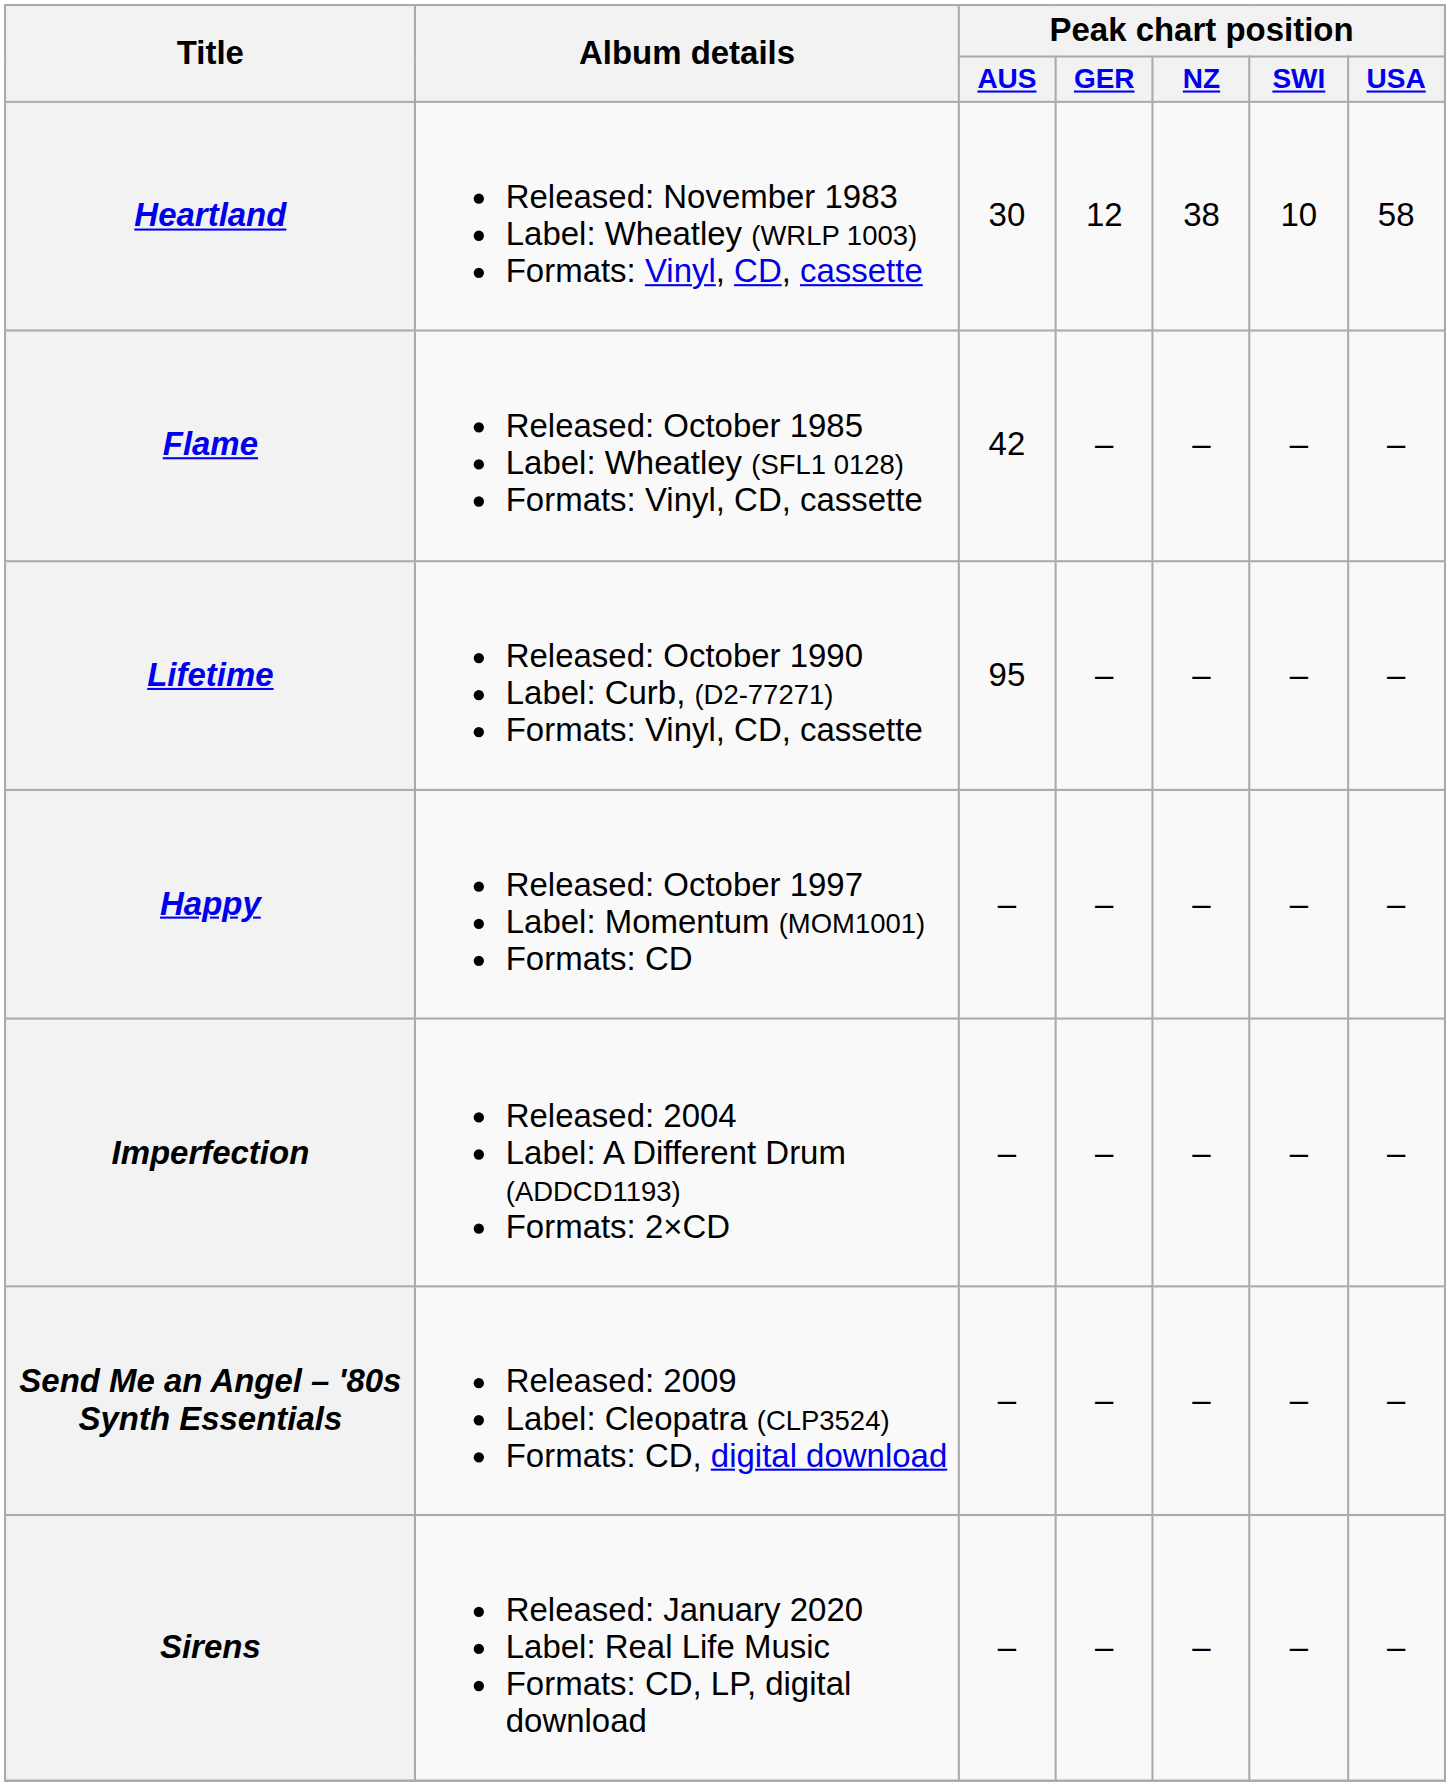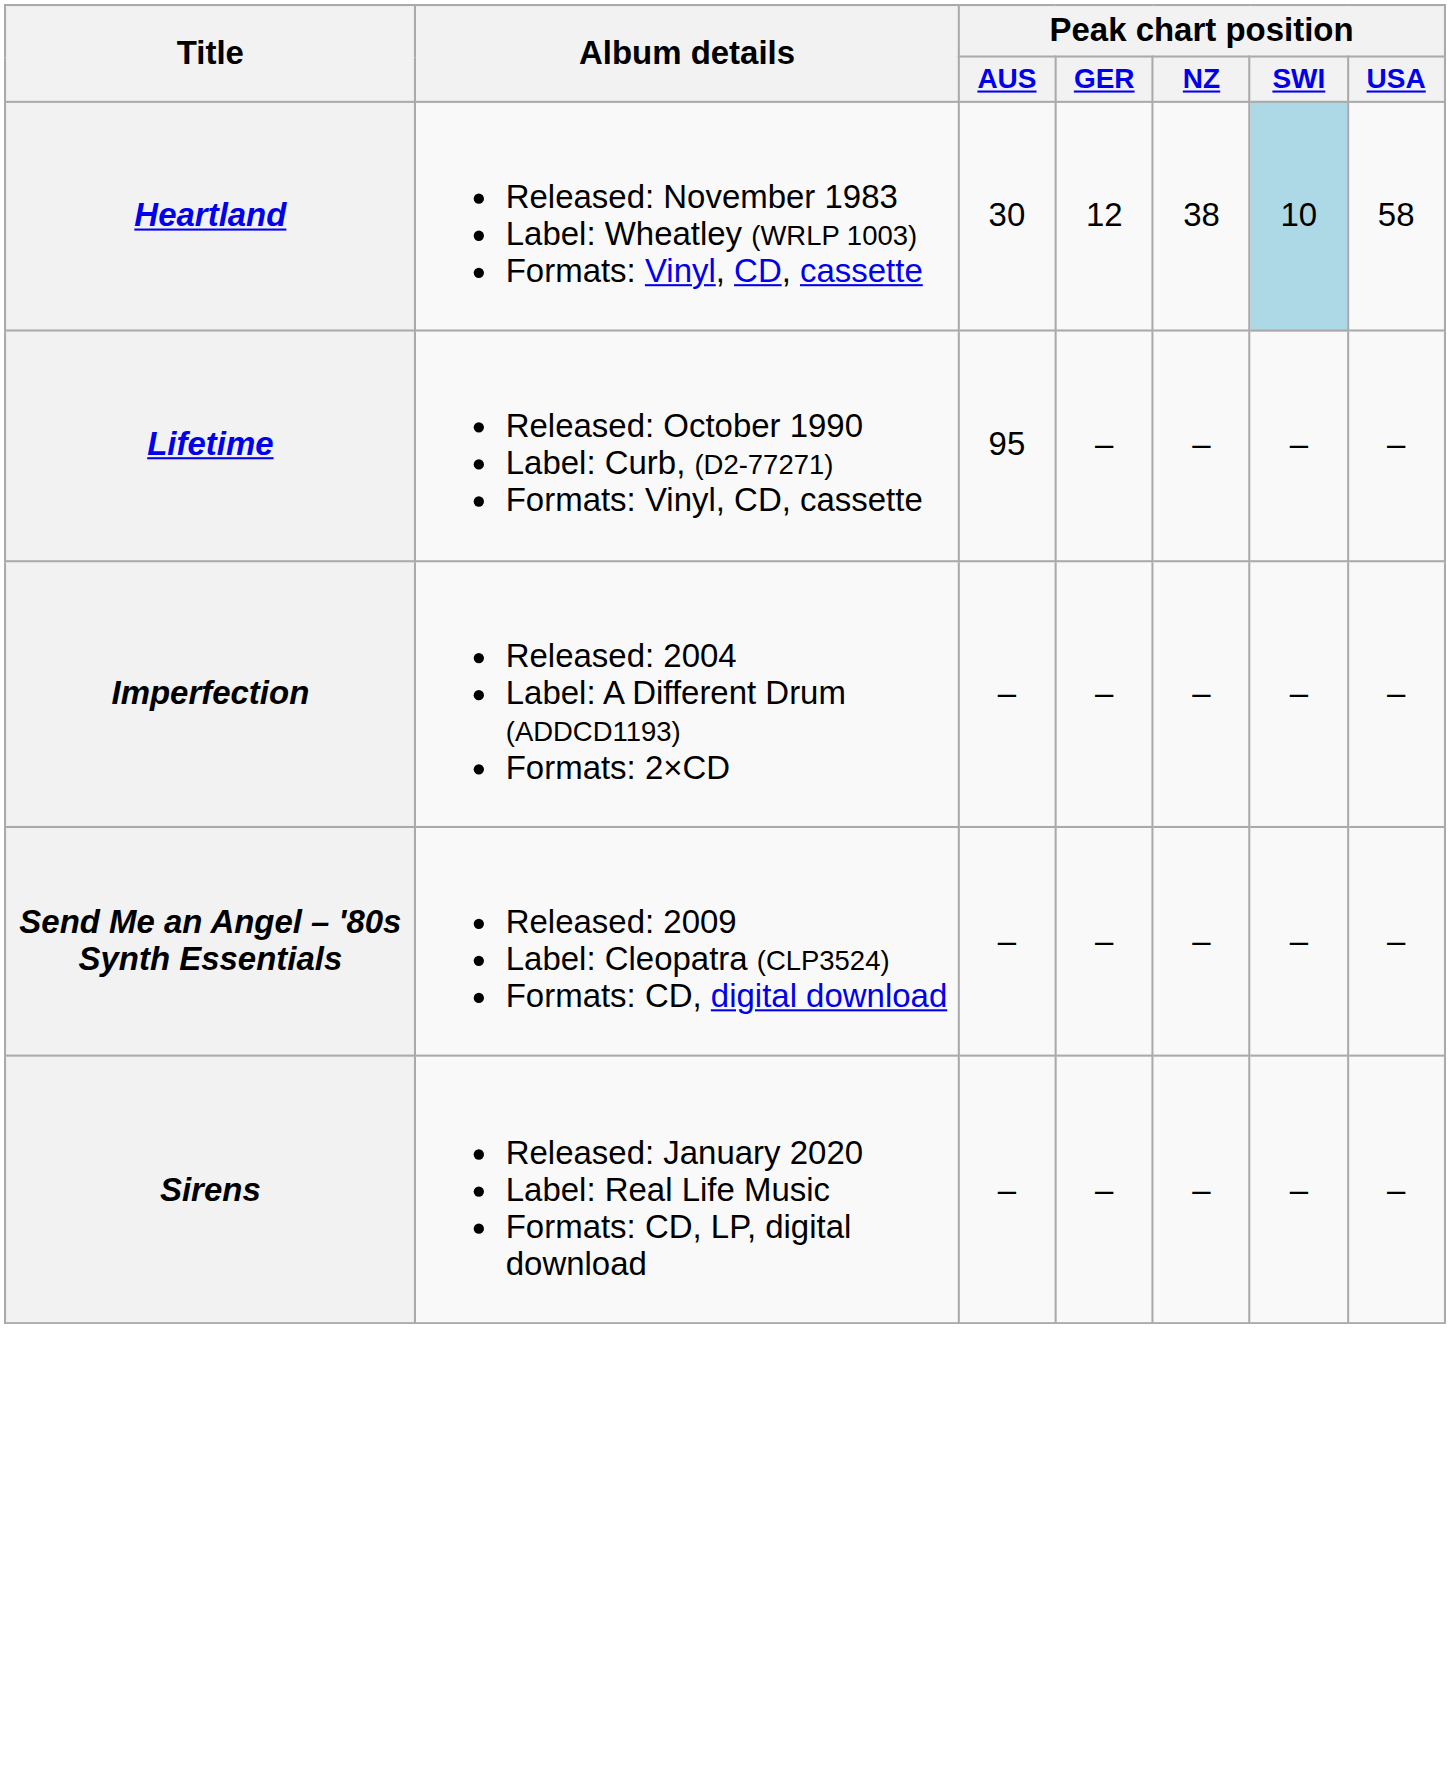(1299, 215) no background -> (1299, 215) lightblue background
- row: (210, 445)
- row: (210, 903)
